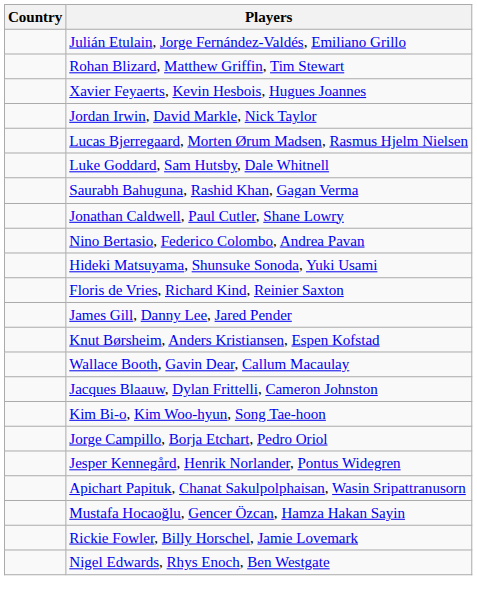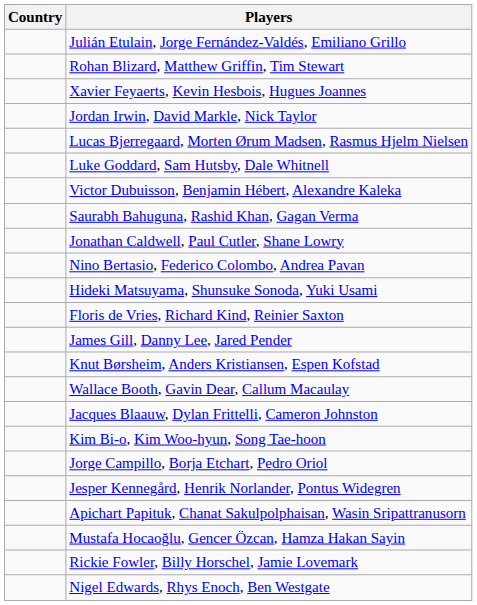+ row: (235, 190)
